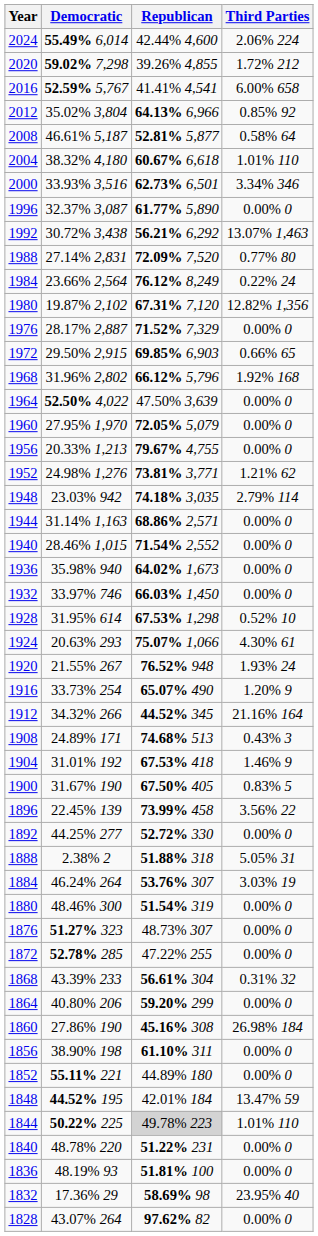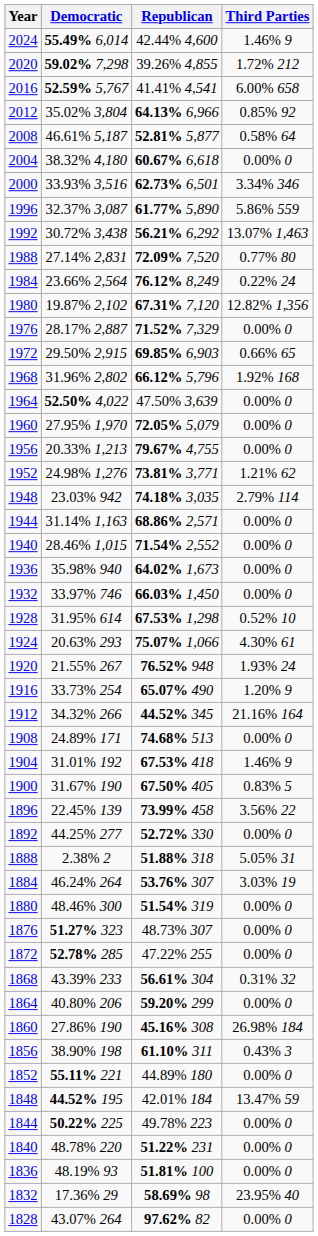(268, 40) 2.06% 224 -> (268, 40) 1.46% 9
(268, 161) 1.01% 110 -> (268, 161) 0.00% 0
(268, 209) 0.00% 0 -> (268, 209) 5.86% 559
(268, 738) 0.43% 3 -> (268, 738) 0.00% 0
(268, 1051) 0.00% 0 -> (268, 1051) 0.43% 3
(177, 1123) lightgrey background -> (177, 1123) no background
(268, 1123) 1.01% 110 -> (268, 1123) 0.00% 0
